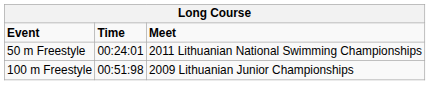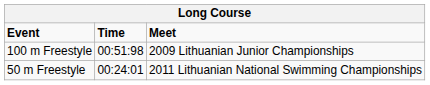rows swapped: (46, 51) <-> (50, 70)
